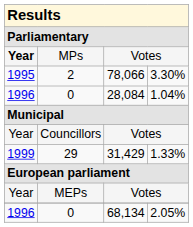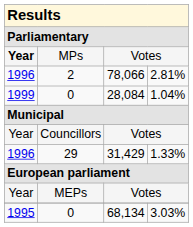(21, 75) 1995 -> (21, 75) 1996
(168, 75) 3.30% -> (168, 75) 2.81%
(21, 95) 1996 -> (21, 95) 1999
(21, 154) 1999 -> (21, 154) 1996
(21, 212) 1996 -> (21, 212) 1995
(168, 212) 2.05% -> (168, 212) 3.03%
